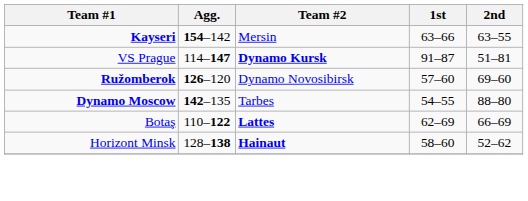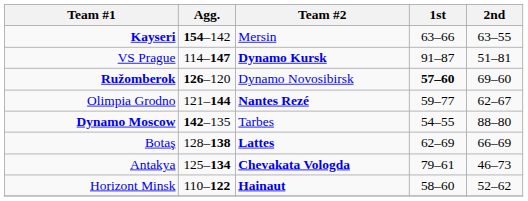(438, 79) normal -> (438, 79) bold
+ row: (131, 100)
(207, 121) 110–122 -> (207, 143) 128–138
+ row: (153, 164)
(207, 143) 128–138 -> (207, 185) 110–122
